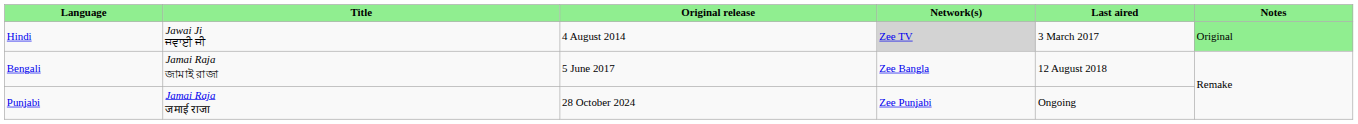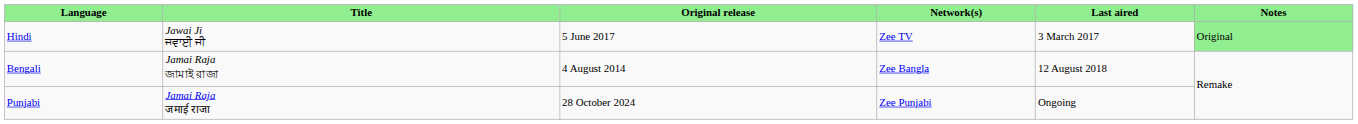(594, 36) 4 August 2014 -> (588, 36) 5 June 2017
(896, 36) lightgrey background -> (896, 36) no background
(588, 69) 5 June 2017 -> (594, 69) 4 August 2014
